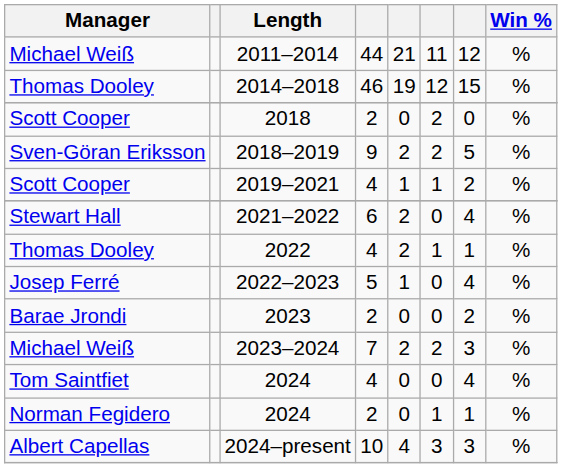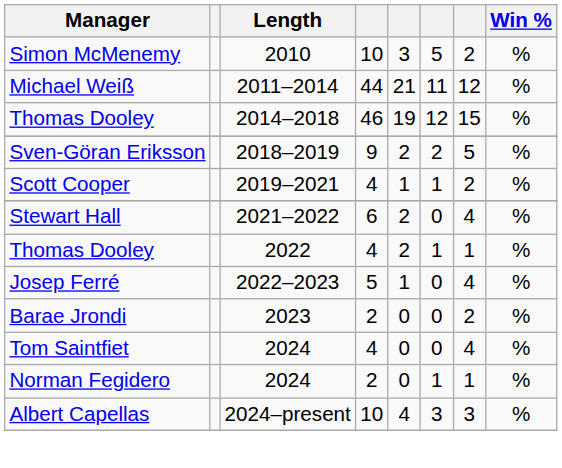+ row: (95, 53)
- row: (70, 119)
- row: (72, 348)
